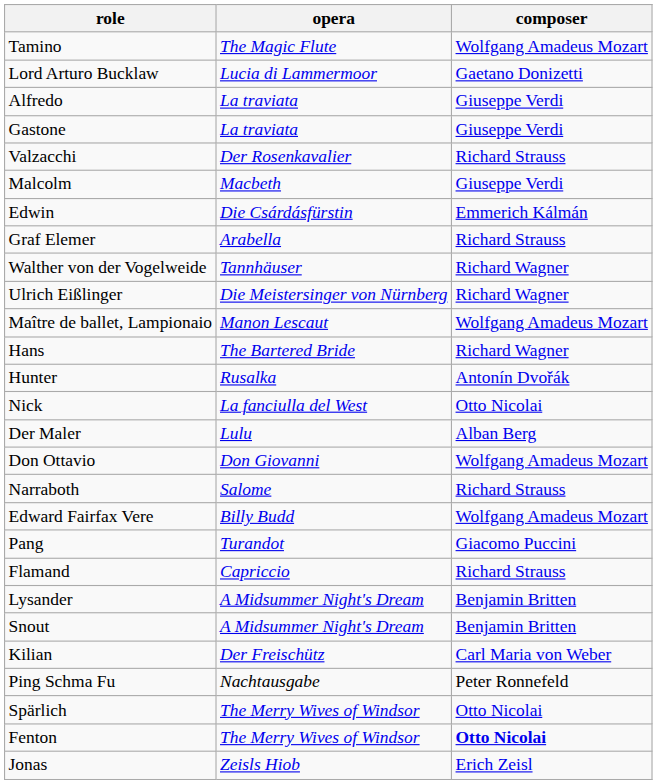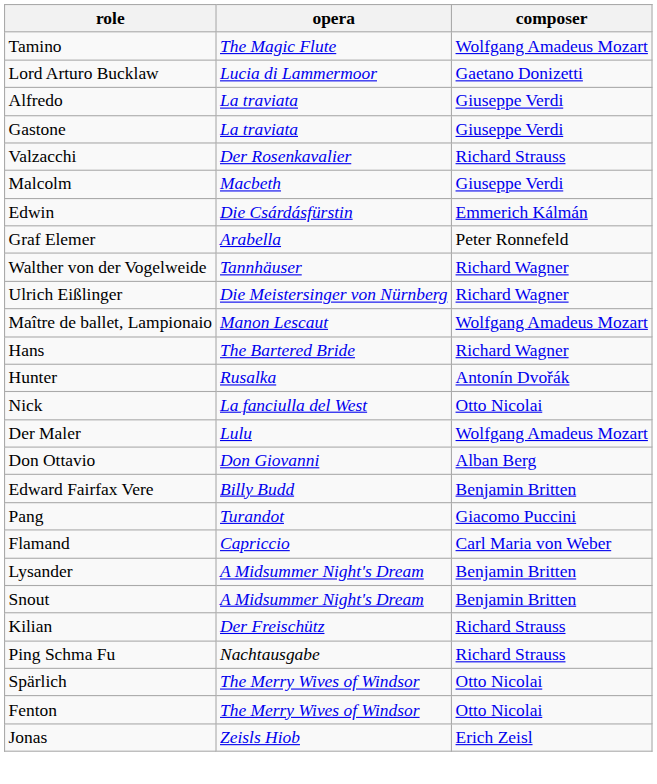(511, 239) Richard Strauss -> (512, 239) Peter Ronnefeld
(496, 433) Alban Berg -> (552, 433) Wolfgang Amadeus Mozart
(552, 460) Wolfgang Amadeus Mozart -> (496, 460) Alban Berg
- row: (44, 488)
(552, 516) Wolfgang Amadeus Mozart -> (516, 488) Benjamin Britten
(511, 571) Richard Strauss -> (533, 543) Carl Maria von Weber
(533, 654) Carl Maria von Weber -> (511, 626) Richard Strauss
(512, 682) Peter Ronnefeld -> (511, 654) Richard Strauss
(501, 737) bold -> (499, 709) normal
